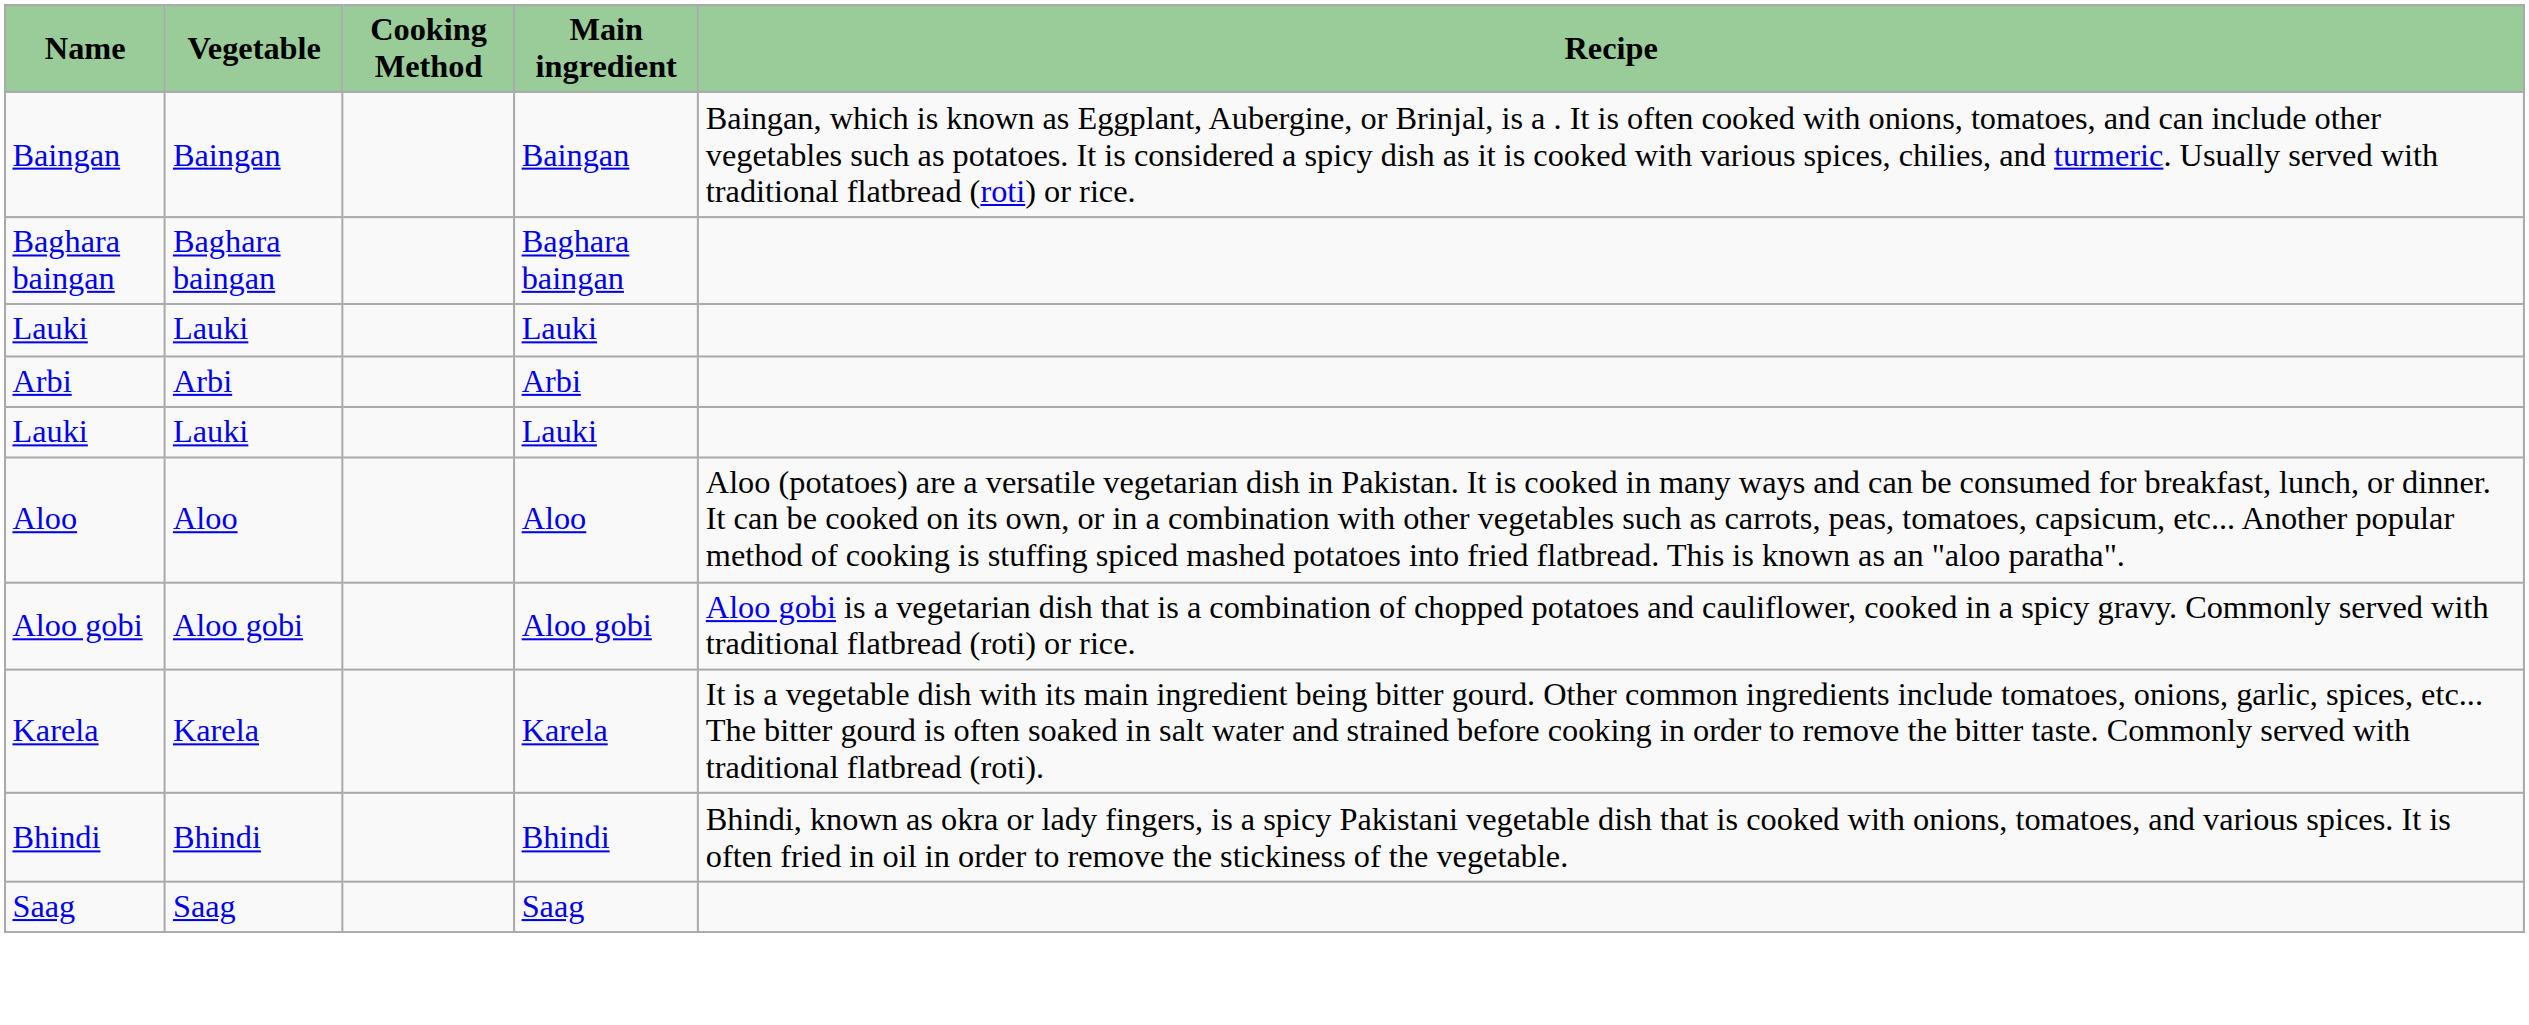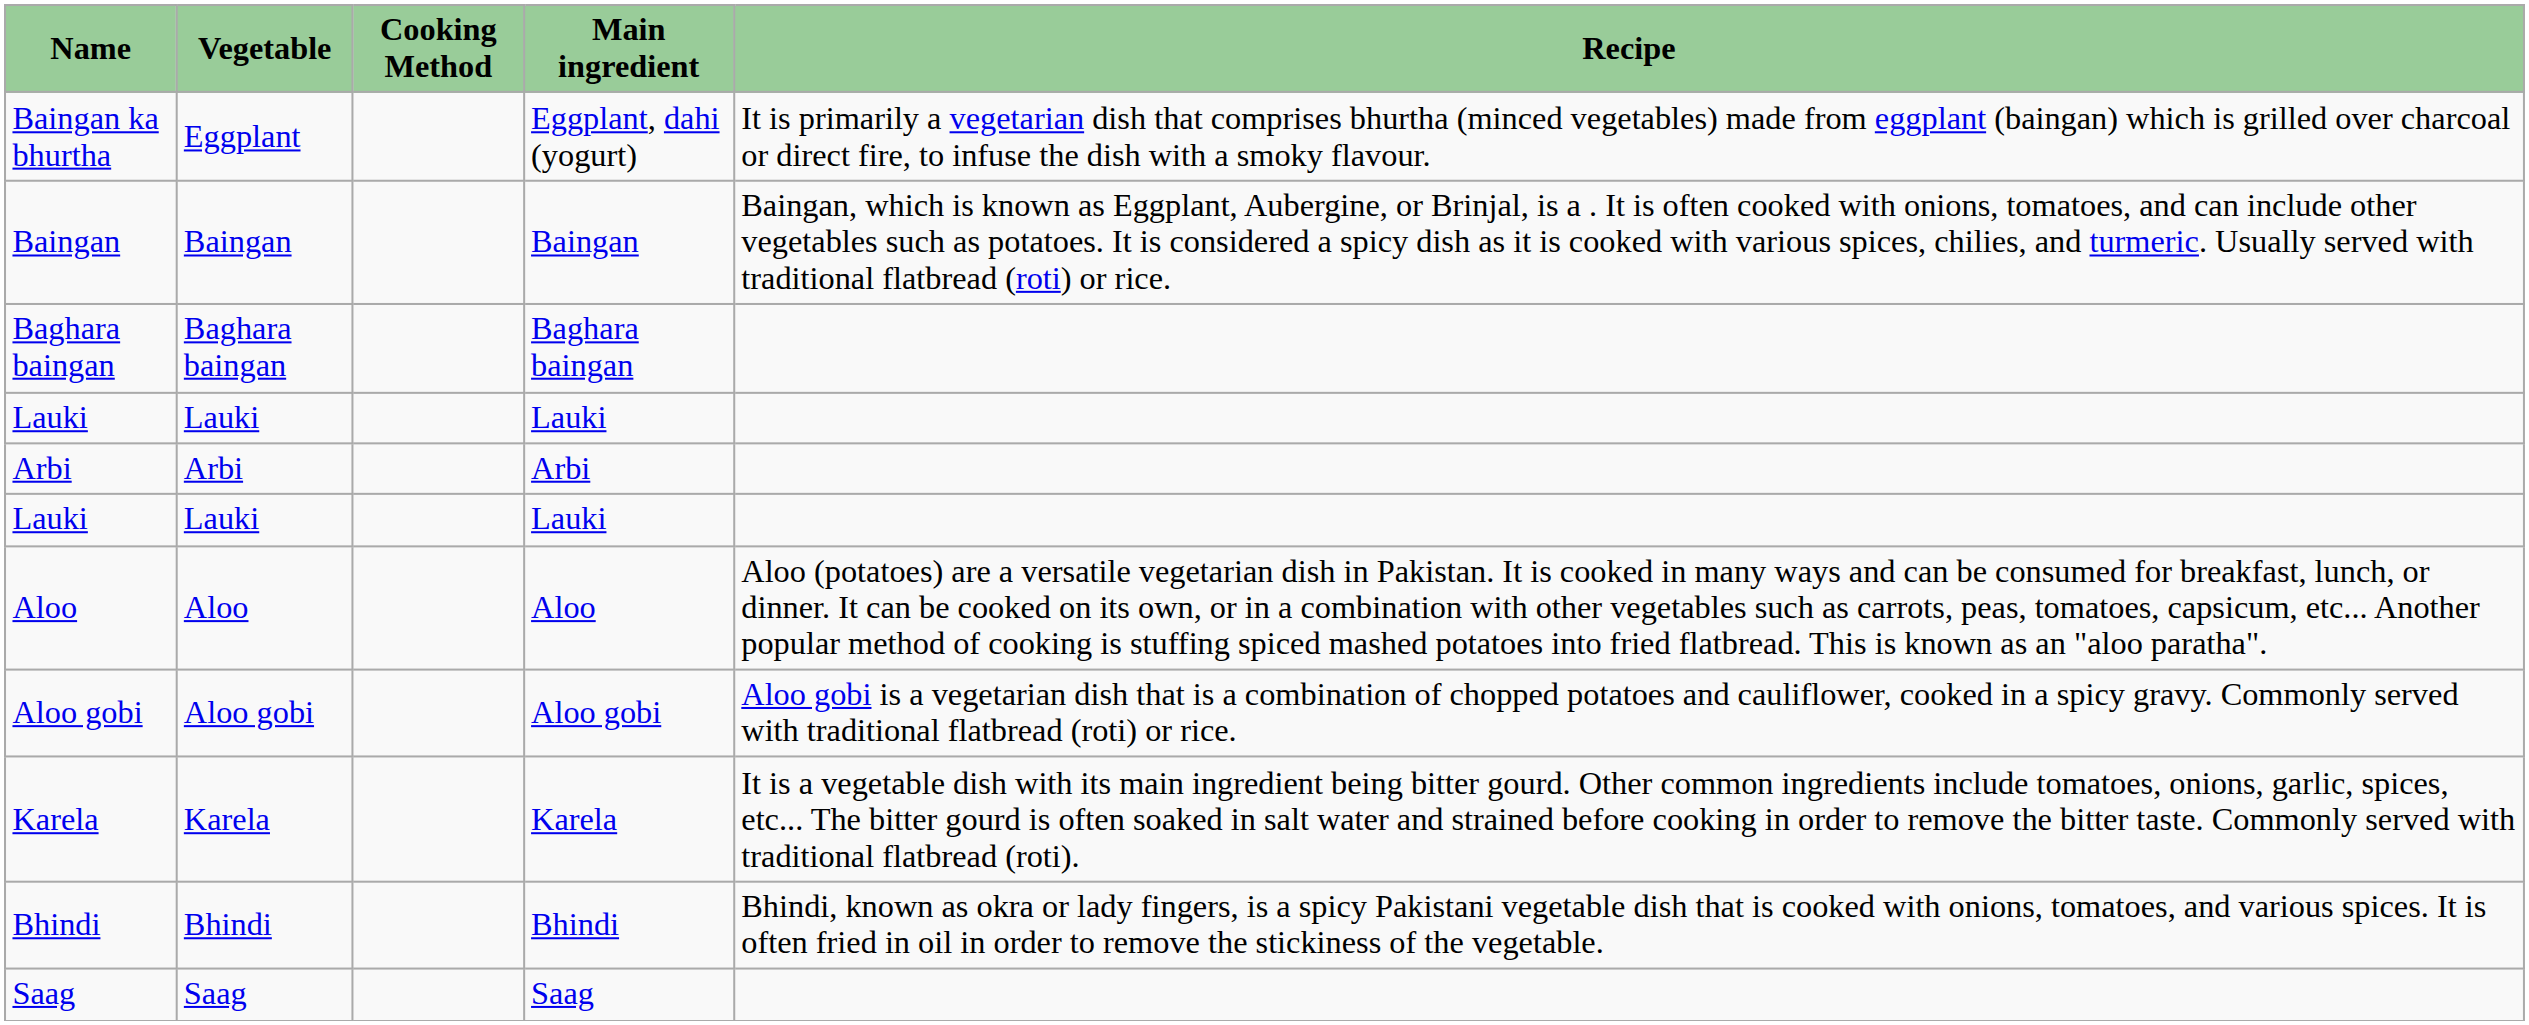+ row: (86, 135)
